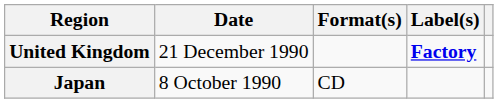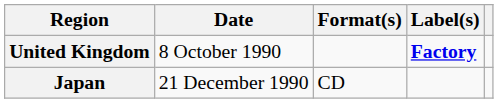(234, 51) 21 December 1990 -> (220, 51) 8 October 1990
(220, 82) 8 October 1990 -> (234, 82) 21 December 1990
